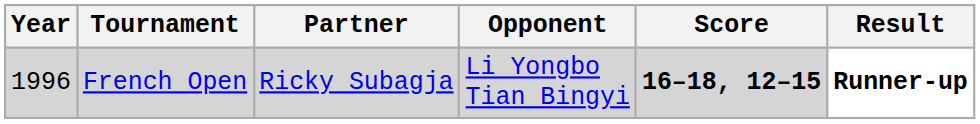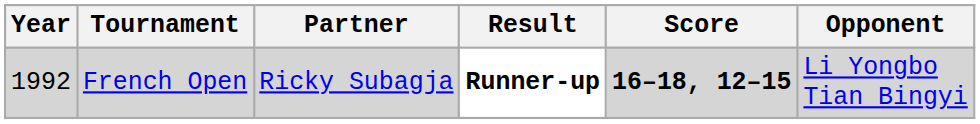columns swapped: (548, 26) <-> (901, 26)
(41, 82) 1996 -> (41, 82) 1992
